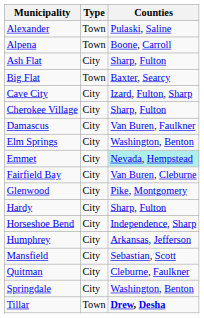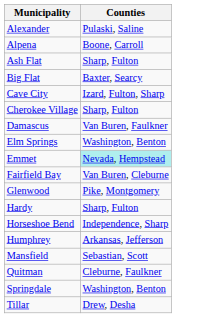- column: (94, 12)
(138, 304) bold -> (109, 304) normal
